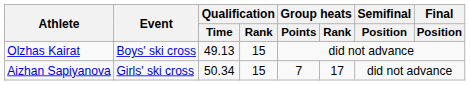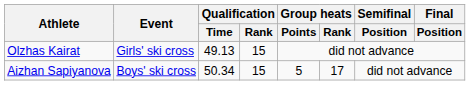(156, 52) Boys' ski cross -> (155, 52) Girls' ski cross
(155, 71) Girls' ski cross -> (156, 71) Boys' ski cross
(299, 71) 7 -> (299, 71) 5
